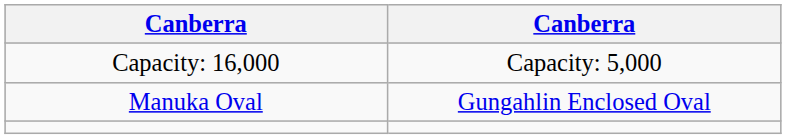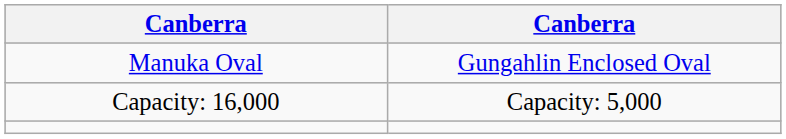rows swapped: (196, 101) <-> (196, 62)
